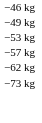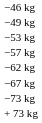+ row: (20, 83)
+ row: (21, 113)
